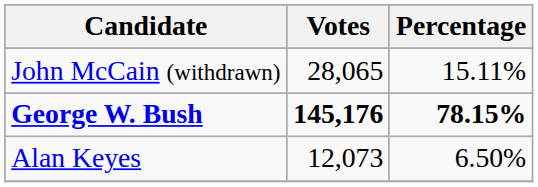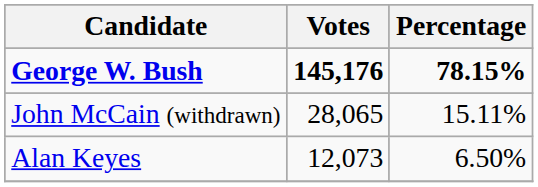rows swapped: (107, 114) <-> (146, 70)
